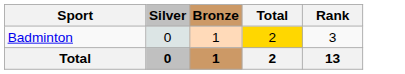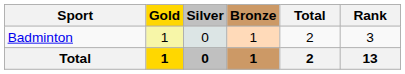+ column: (165, 15)
(272, 37) gold background -> (310, 37) no background
